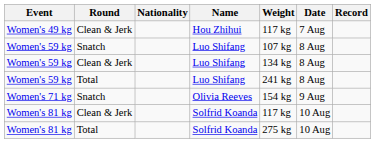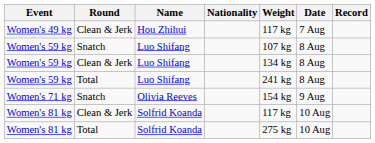columns swapped: (225, 12) <-> (162, 12)
